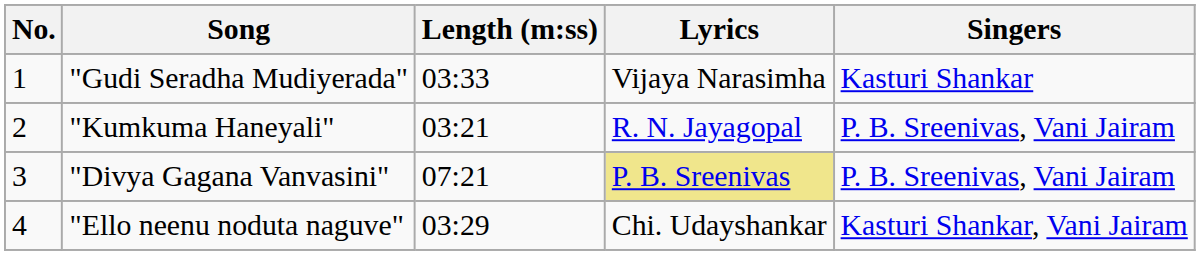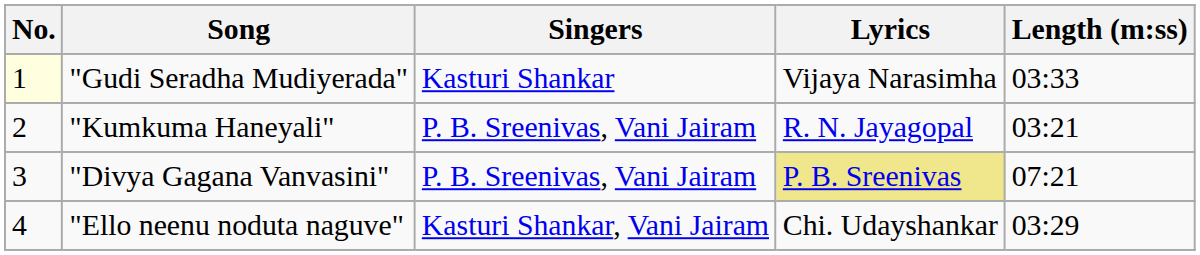columns swapped: (1014, 29) <-> (510, 29)
(19, 78) no background -> (19, 78) lightyellow background
